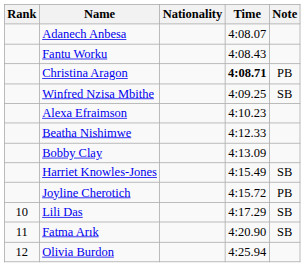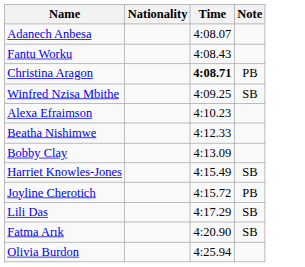- column: (22, 14)
